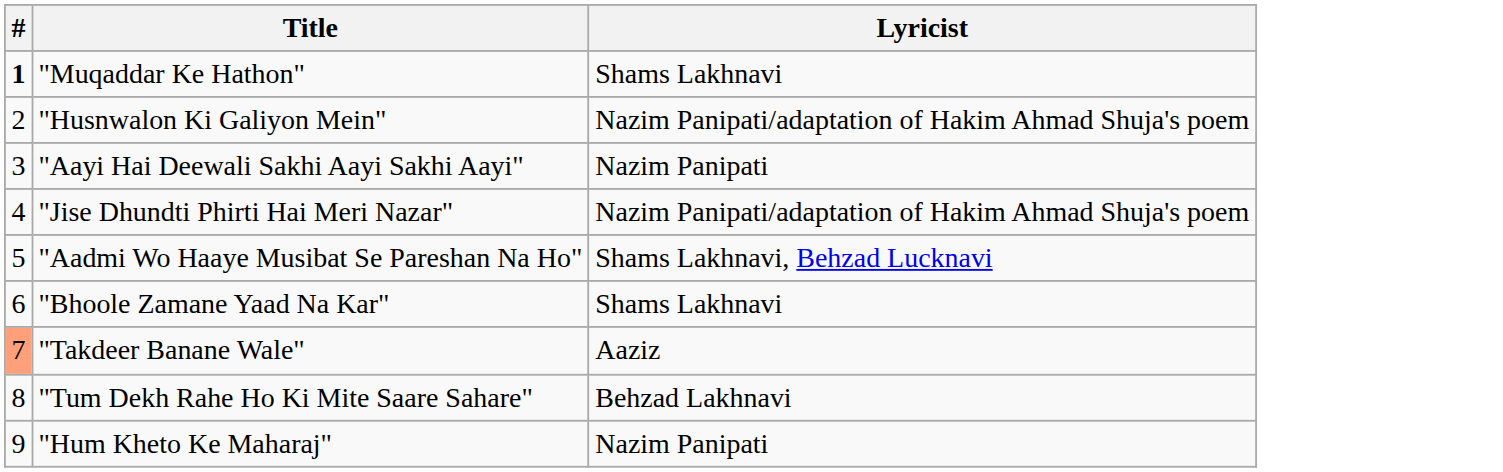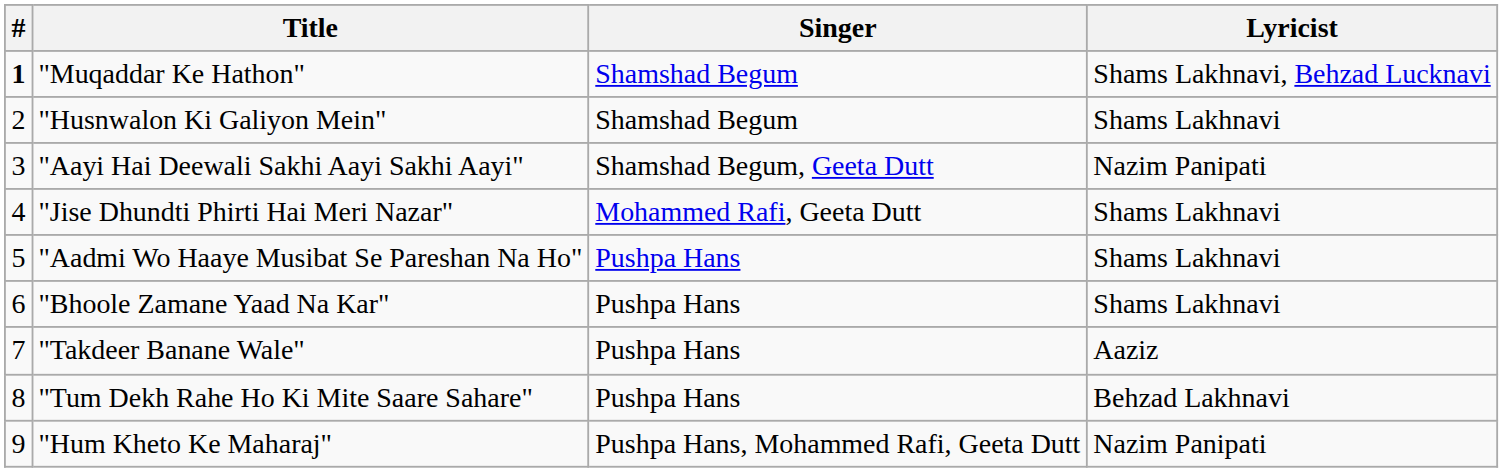+ column: (838, 27)
(689, 73) Shams Lakhnavi -> (1292, 73) Shams Lakhnavi, Behzad Lucknavi
(922, 119) Nazim Panipati/adaptation of Hakim Ahmad Shuja's poem -> (1187, 119) Shams Lakhnavi
(922, 212) Nazim Panipati/adaptation of Hakim Ahmad Shuja's poem -> (1187, 212) Shams Lakhnavi
(794, 258) Shams Lakhnavi, Behzad Lucknavi -> (1187, 258) Shams Lakhnavi
(18, 350) lightsalmon background -> (18, 350) no background
